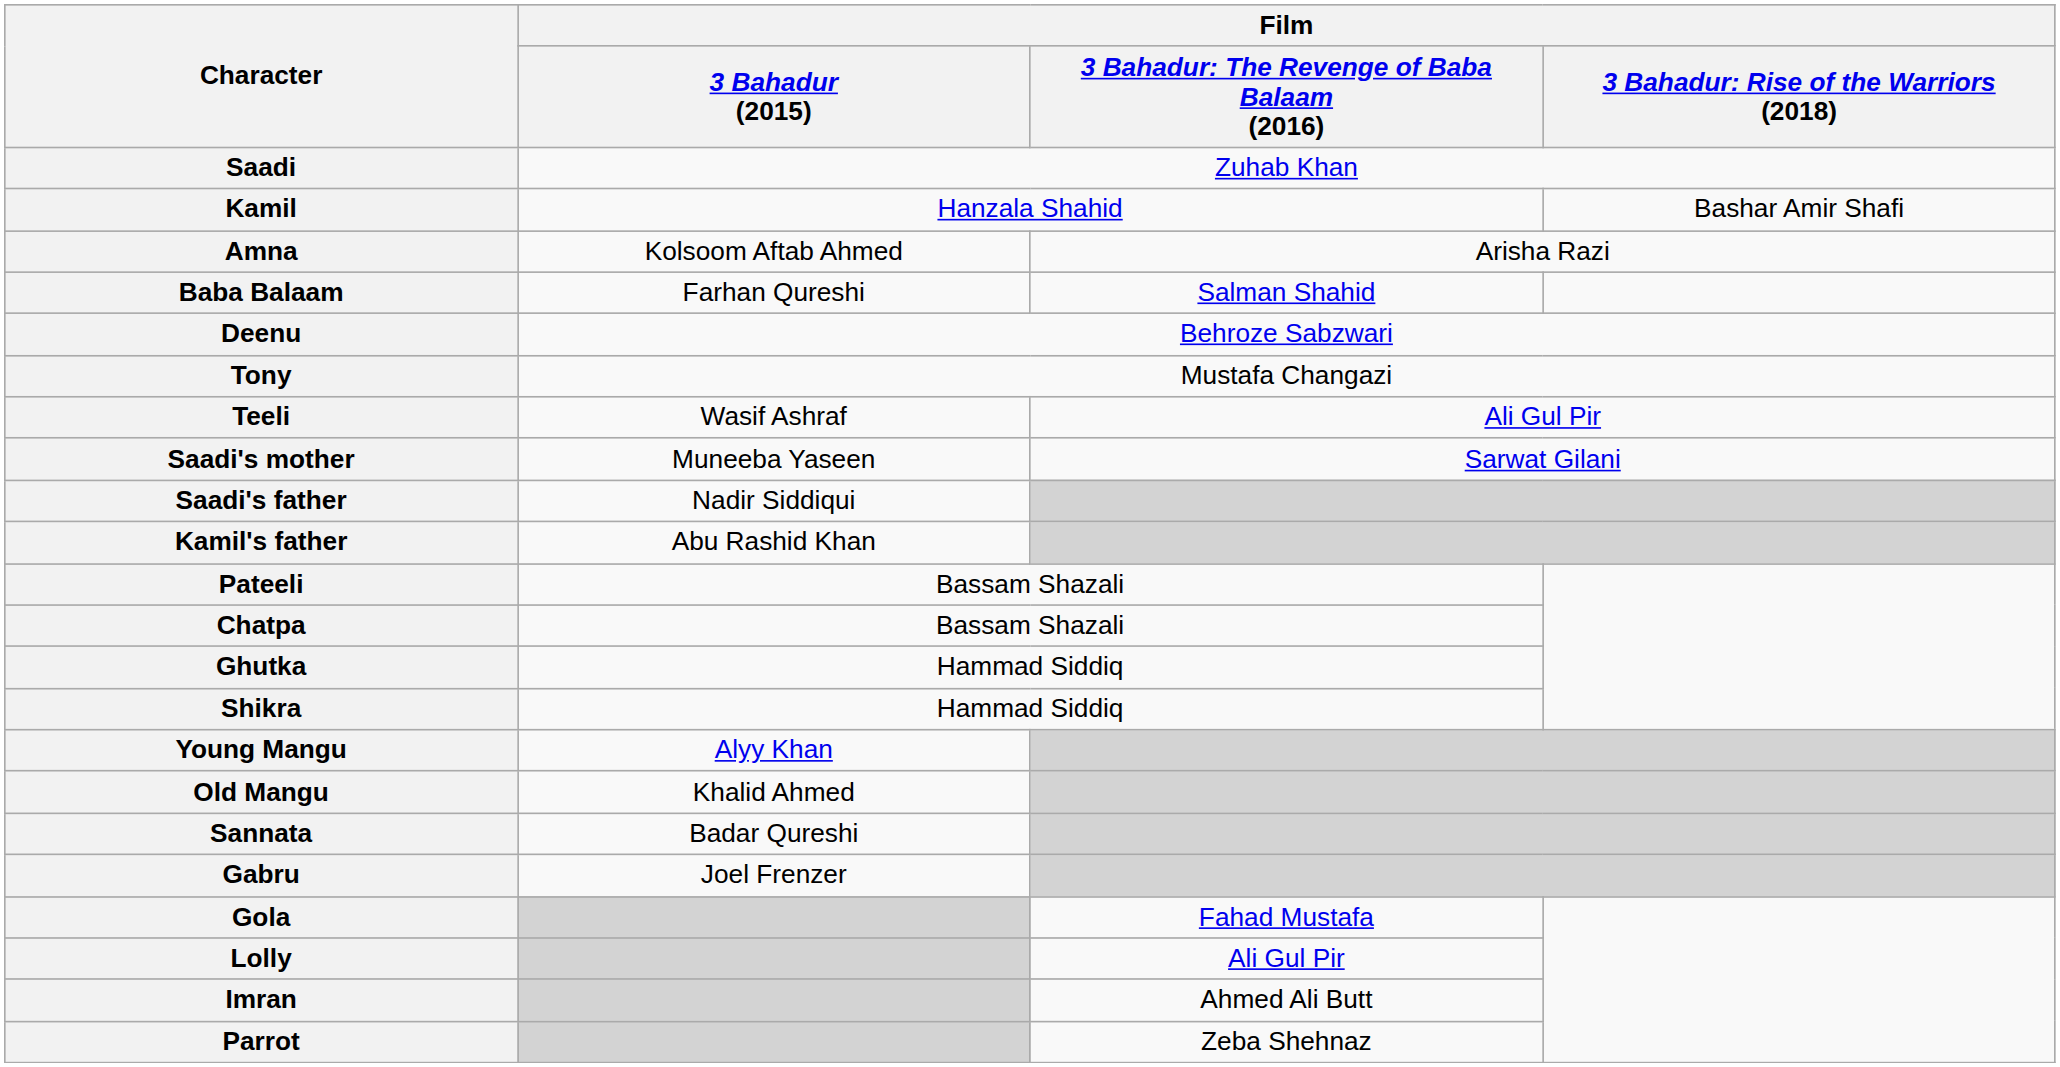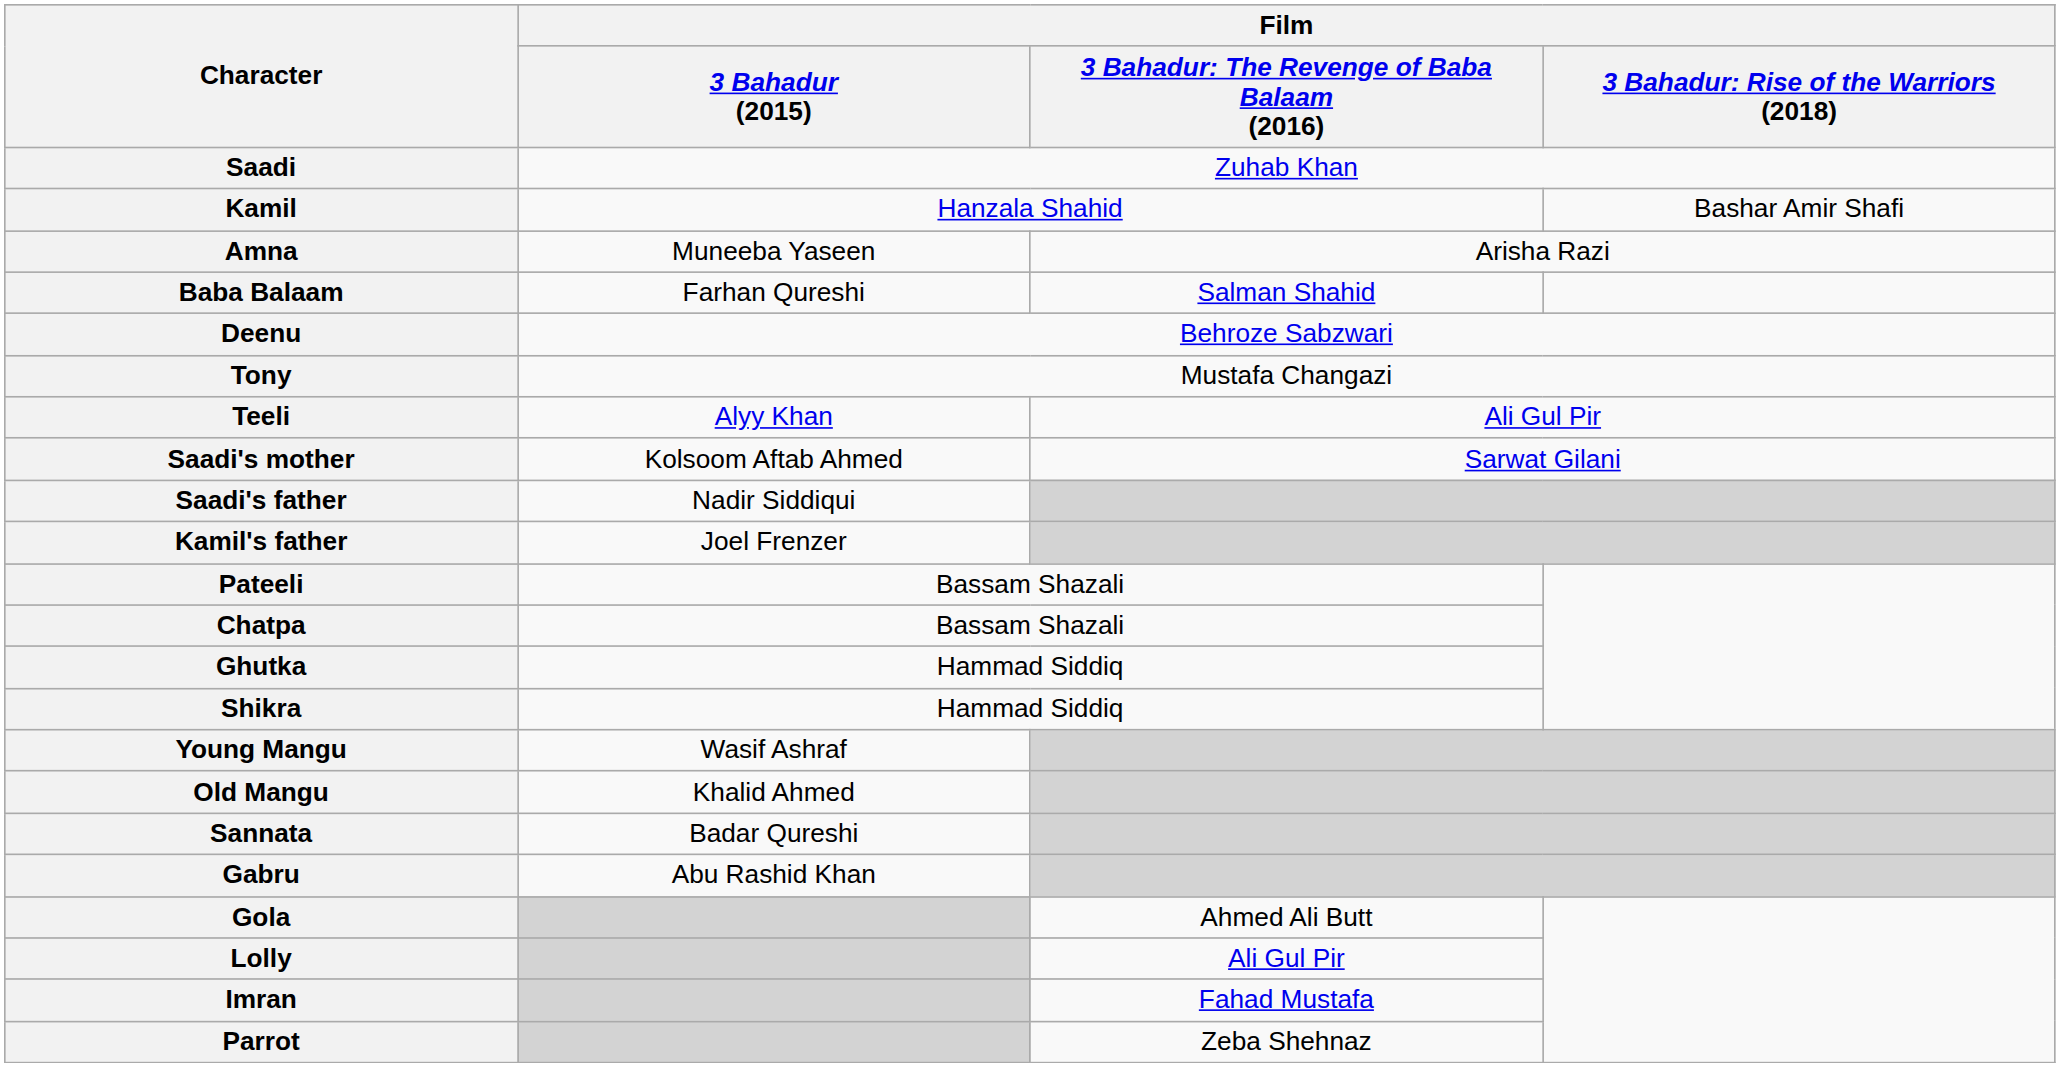(774, 250) Kolsoom Aftab Ahmed -> (774, 250) Muneeba Yaseen
(774, 417) Wasif Ashraf -> (774, 417) Alyy Khan
(774, 458) Muneeba Yaseen -> (774, 458) Kolsoom Aftab Ahmed
(774, 542) Abu Rashid Khan -> (774, 542) Joel Frenzer
(774, 750) Alyy Khan -> (774, 750) Wasif Ashraf
(774, 875) Joel Frenzer -> (774, 875) Abu Rashid Khan
(1286, 916) Fahad Mustafa -> (1286, 916) Ahmed Ali Butt
(1286, 999) Ahmed Ali Butt -> (1286, 999) Fahad Mustafa
